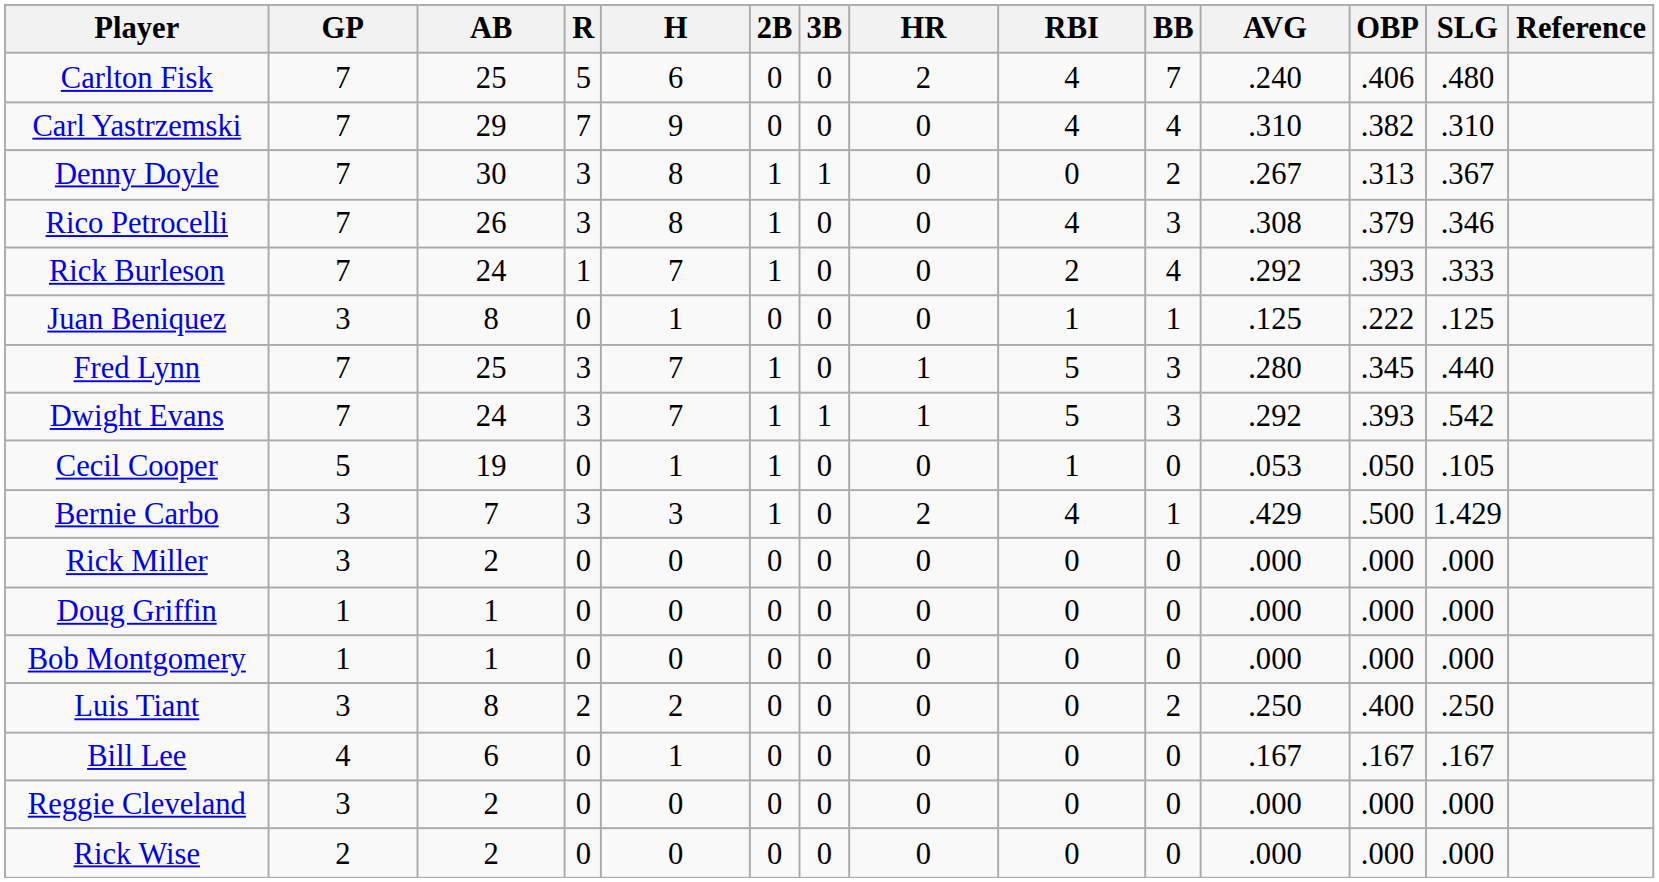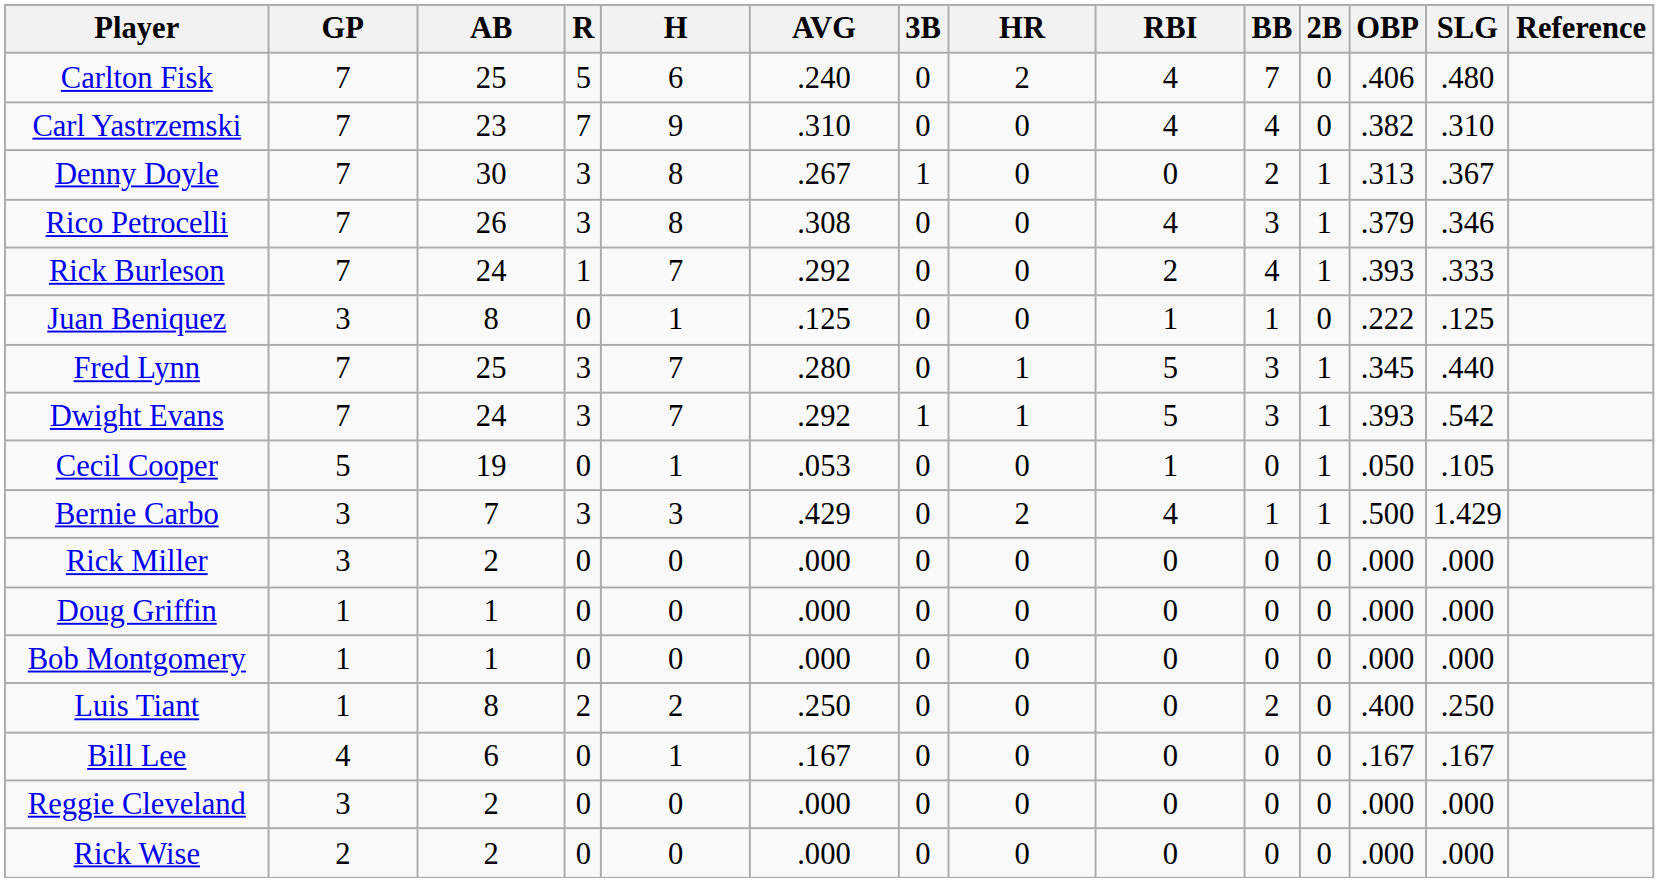columns swapped: (775, 28) <-> (1275, 28)
(491, 125) 29 -> (491, 125) 23
(343, 707) 3 -> (343, 707) 1
